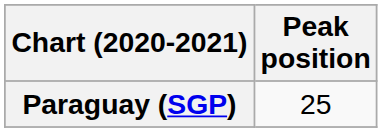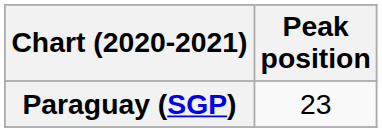(316, 103) 25 -> (316, 103) 23
